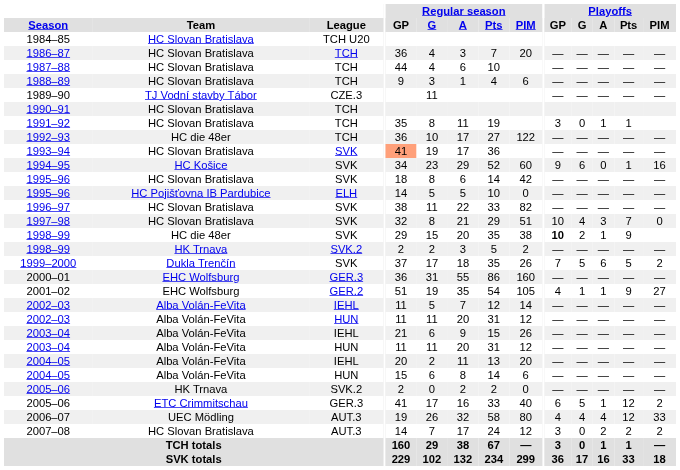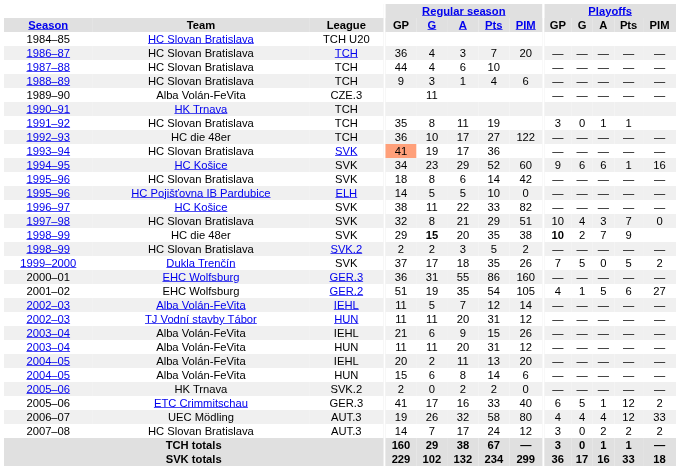(201, 95) TJ Vodní stavby Tábor -> (201, 95) Alba Volán-FeVita
(201, 109) HC Slovan Bratislava -> (201, 109) HK Trnava
(603, 165) 0 -> (603, 165) 6
(201, 207) HC Slovan Bratislava -> (201, 207) HC Košice
(432, 235) normal -> (432, 235) bold
(603, 235) 1 -> (603, 235) 7
(201, 249) HK Trnava -> (201, 249) HC Slovan Bratislava
(603, 263) 6 -> (603, 263) 0
(603, 291) 1 -> (603, 291) 5
(629, 291) 9 -> (629, 291) 6
(201, 319) Alba Volán-FeVita -> (201, 319) TJ Vodní stavby Tábor
